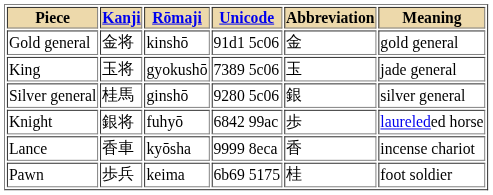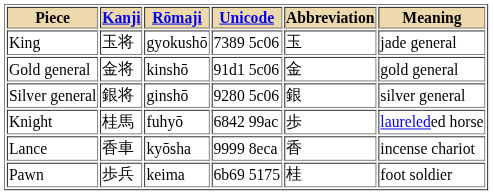rows swapped: (25, 69) <-> (50, 42)
(118, 95) 桂馬 -> (118, 95) 銀将
(118, 121) 銀将 -> (118, 121) 桂馬
